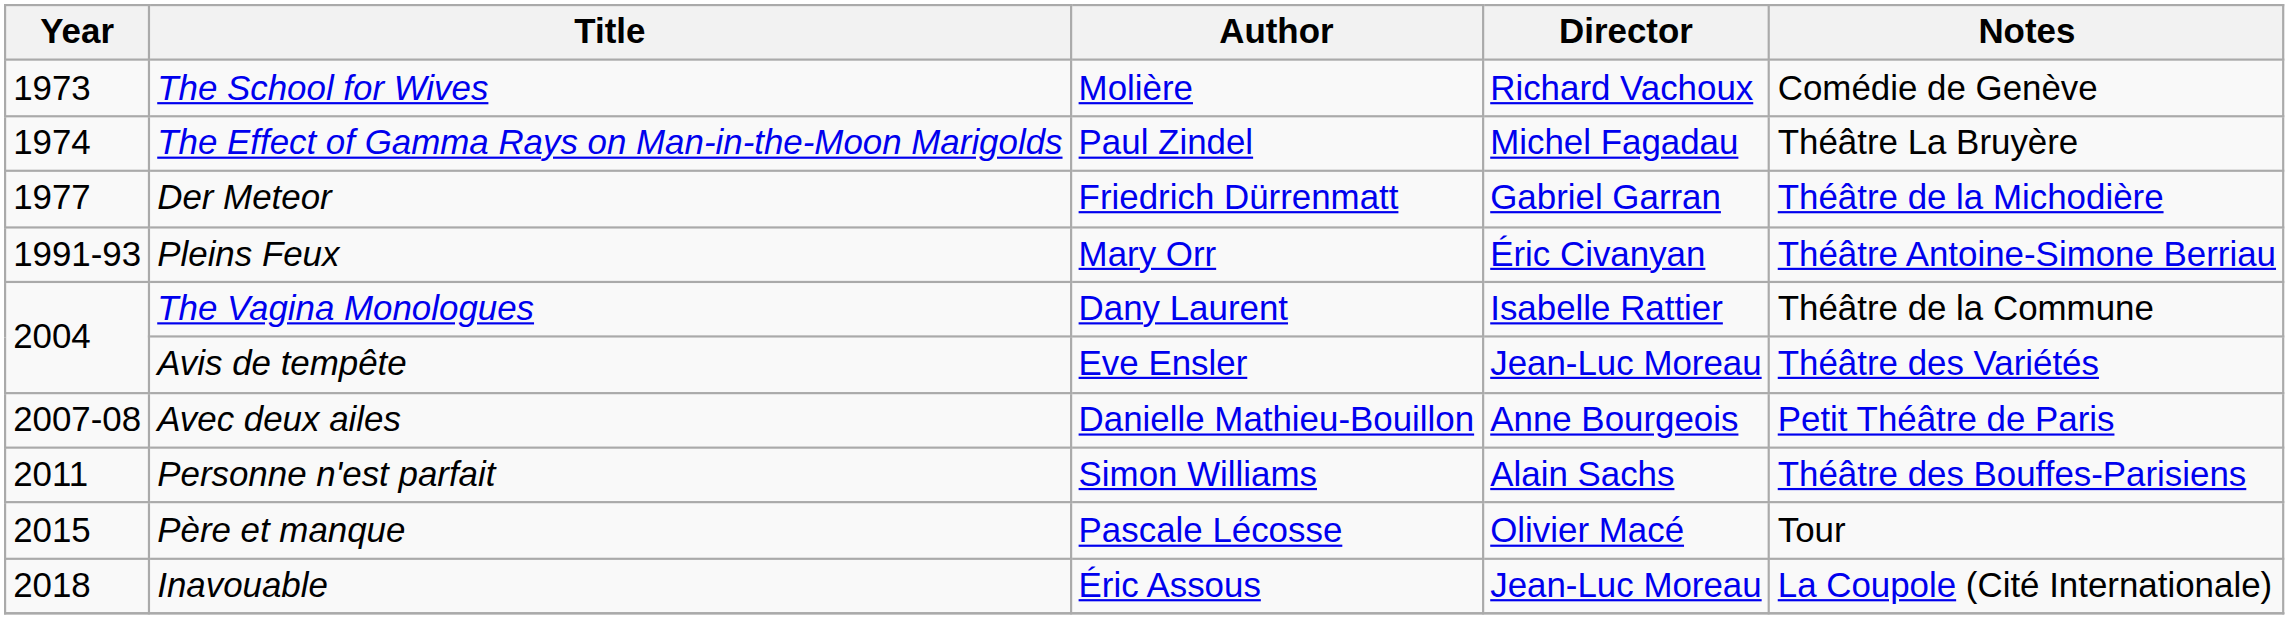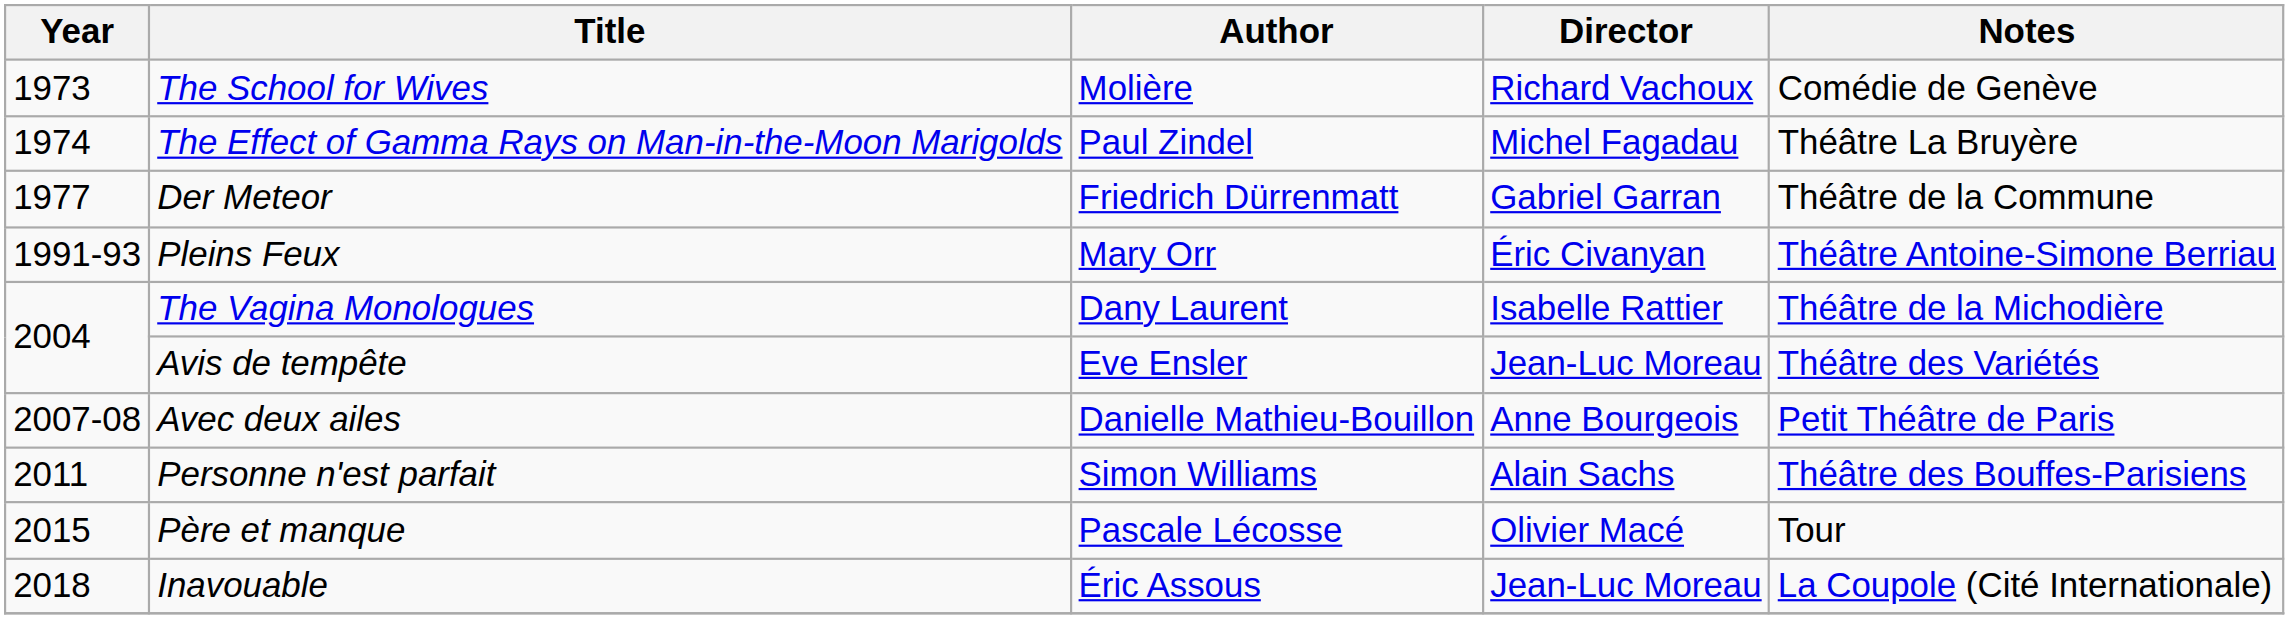(1971, 198) Théâtre de la Michodière -> (1966, 198) Théâtre de la Commune
(1966, 308) Théâtre de la Commune -> (1971, 308) Théâtre de la Michodière
